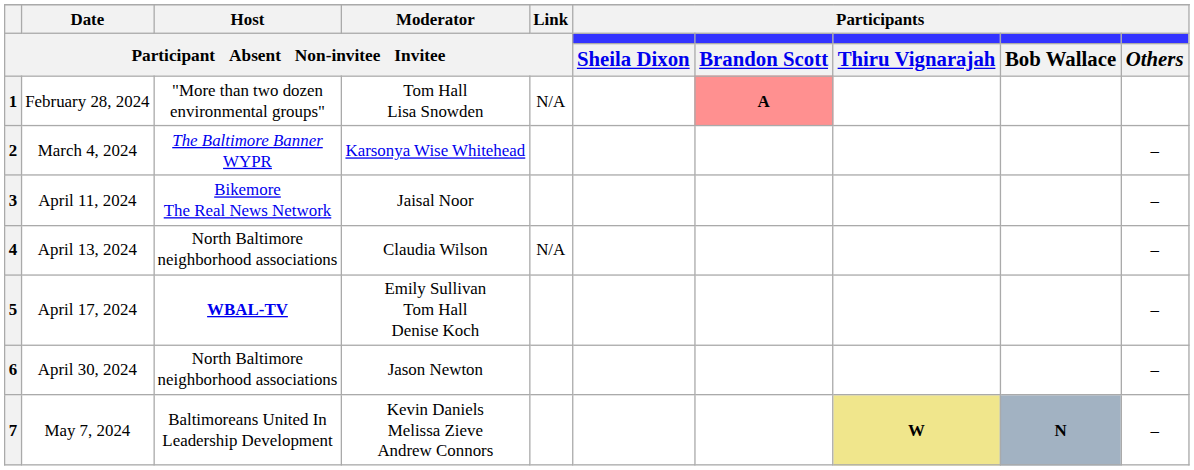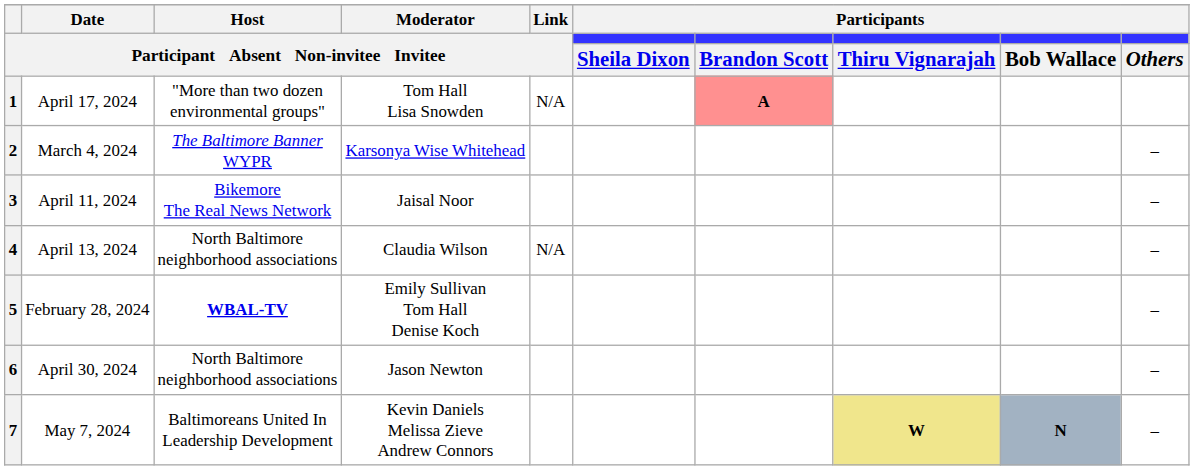(87, 100) February 28, 2024 -> (87, 100) April 17, 2024
(87, 309) April 17, 2024 -> (87, 309) February 28, 2024
